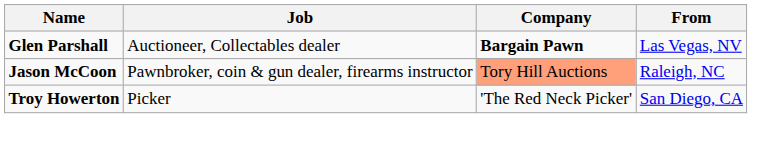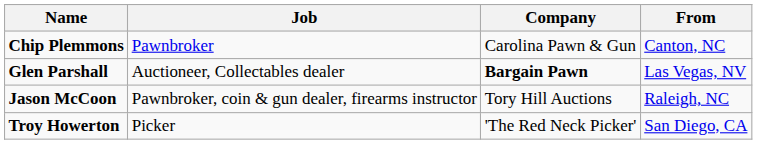+ row: (66, 44)
(544, 71) lightsalmon background -> (548, 98) no background
